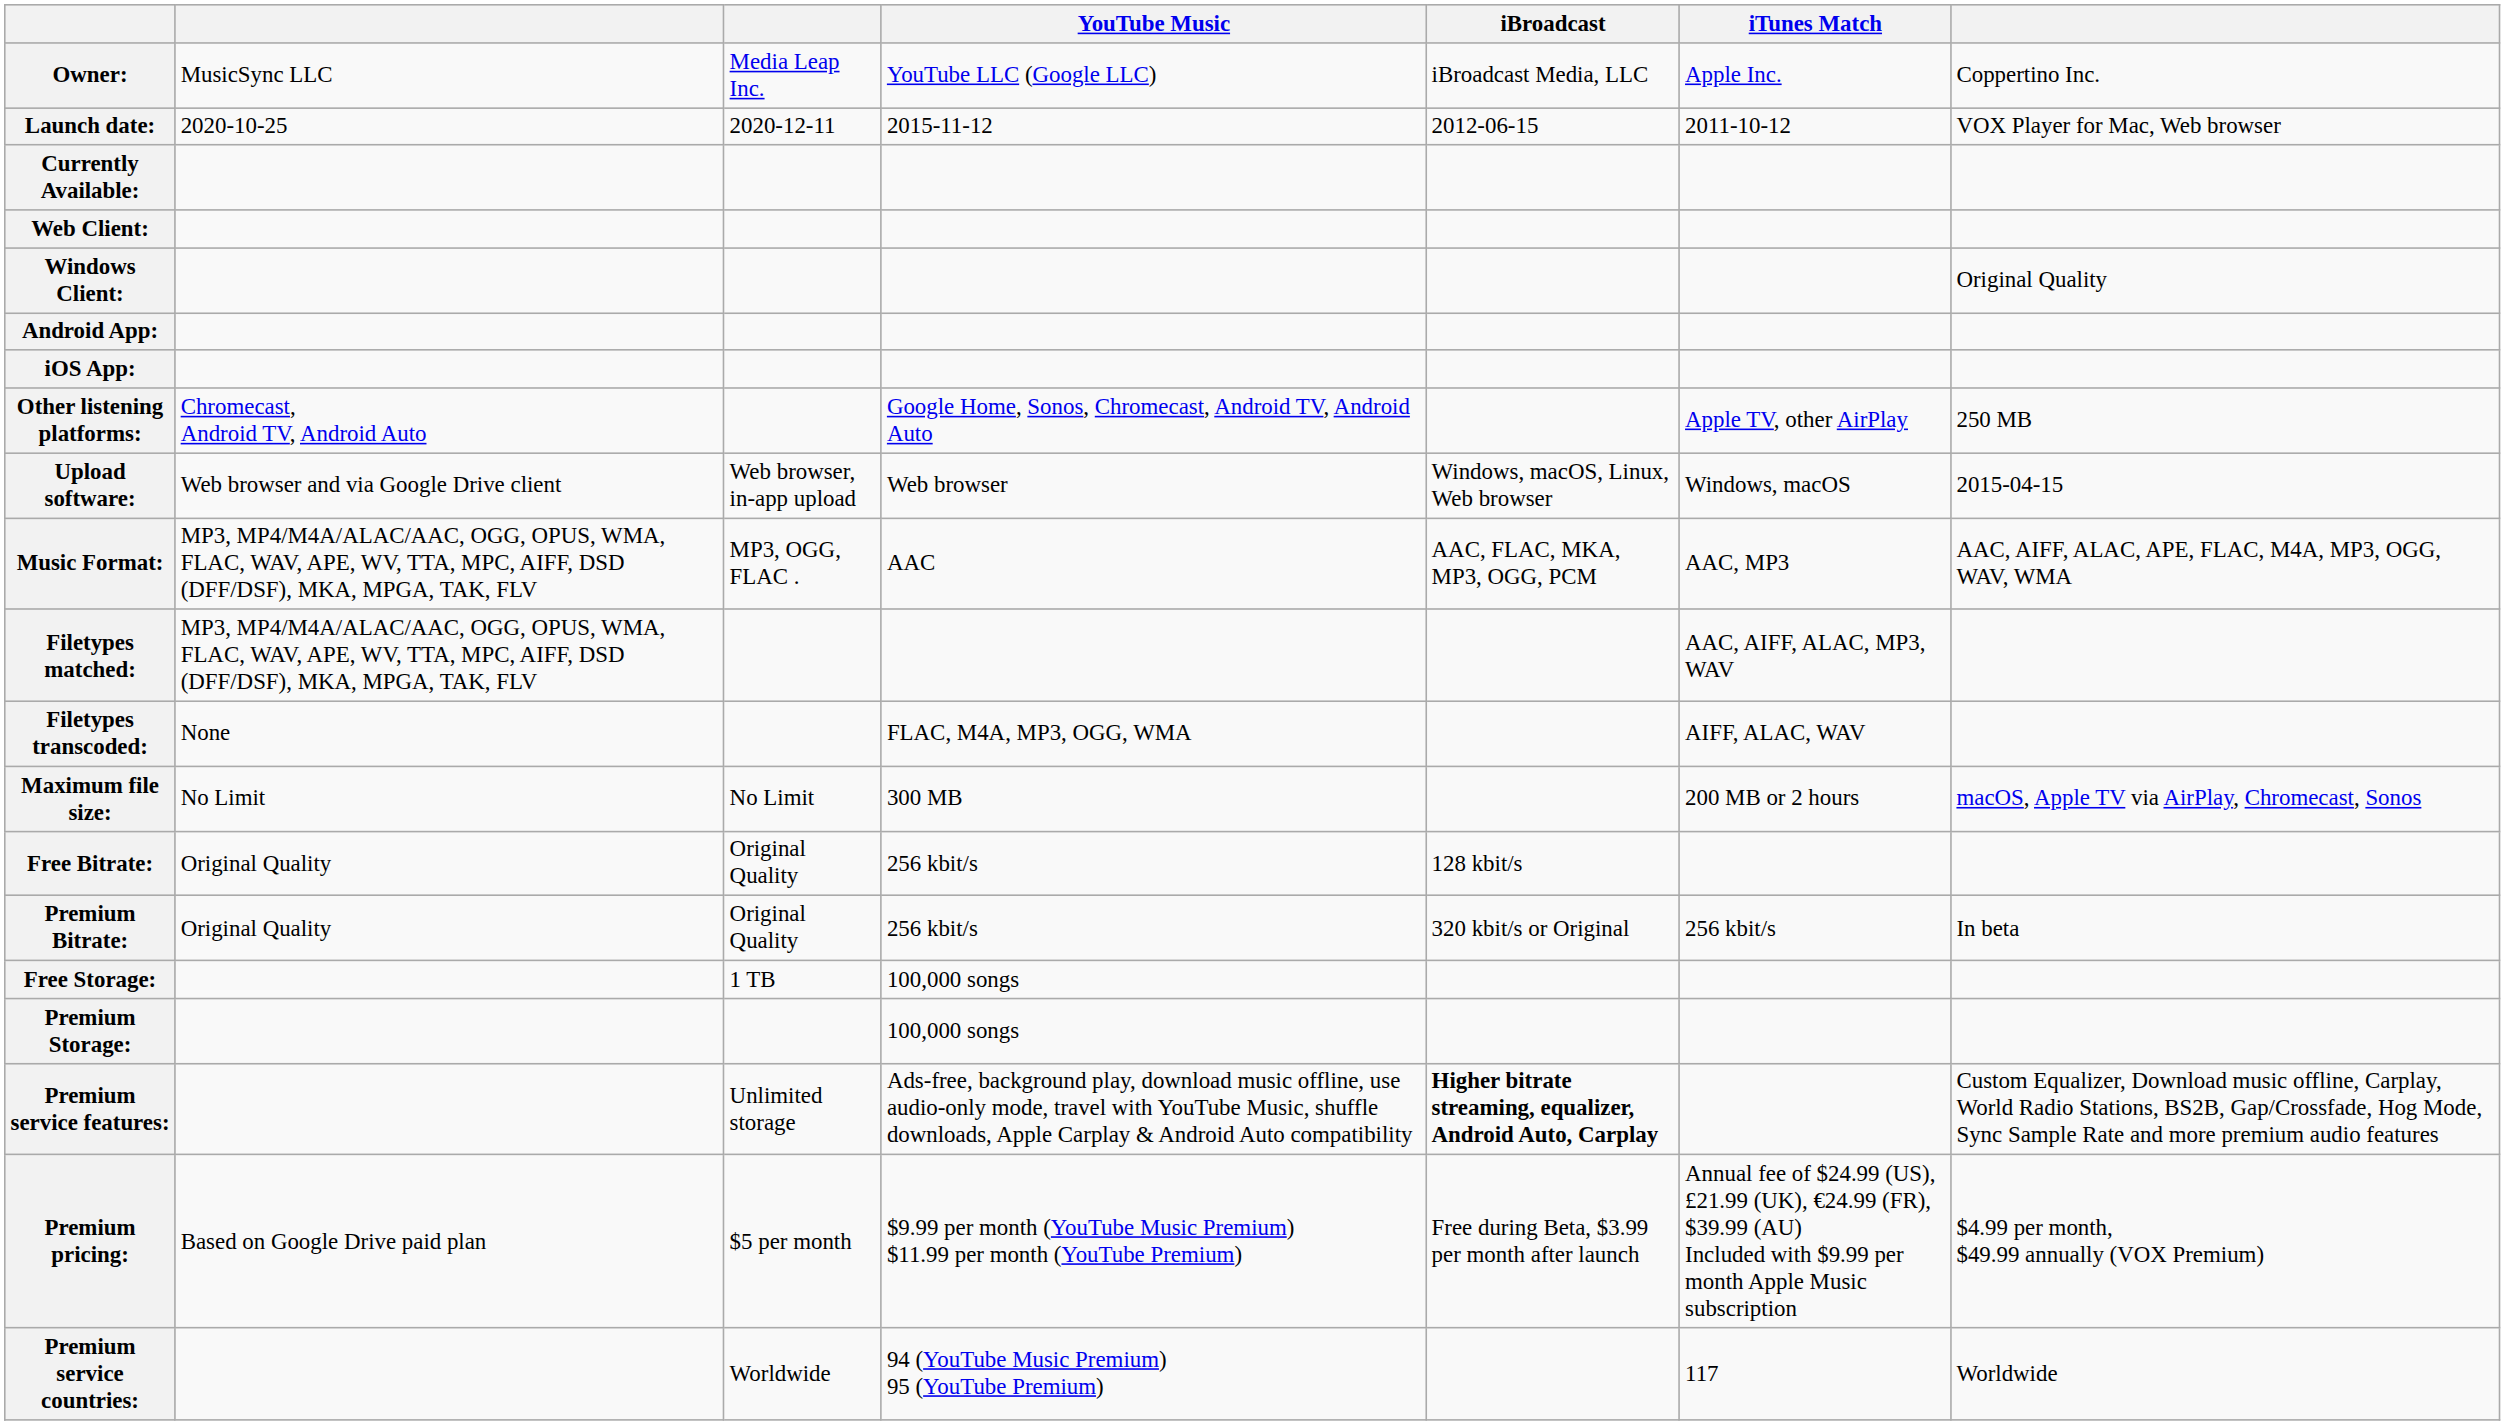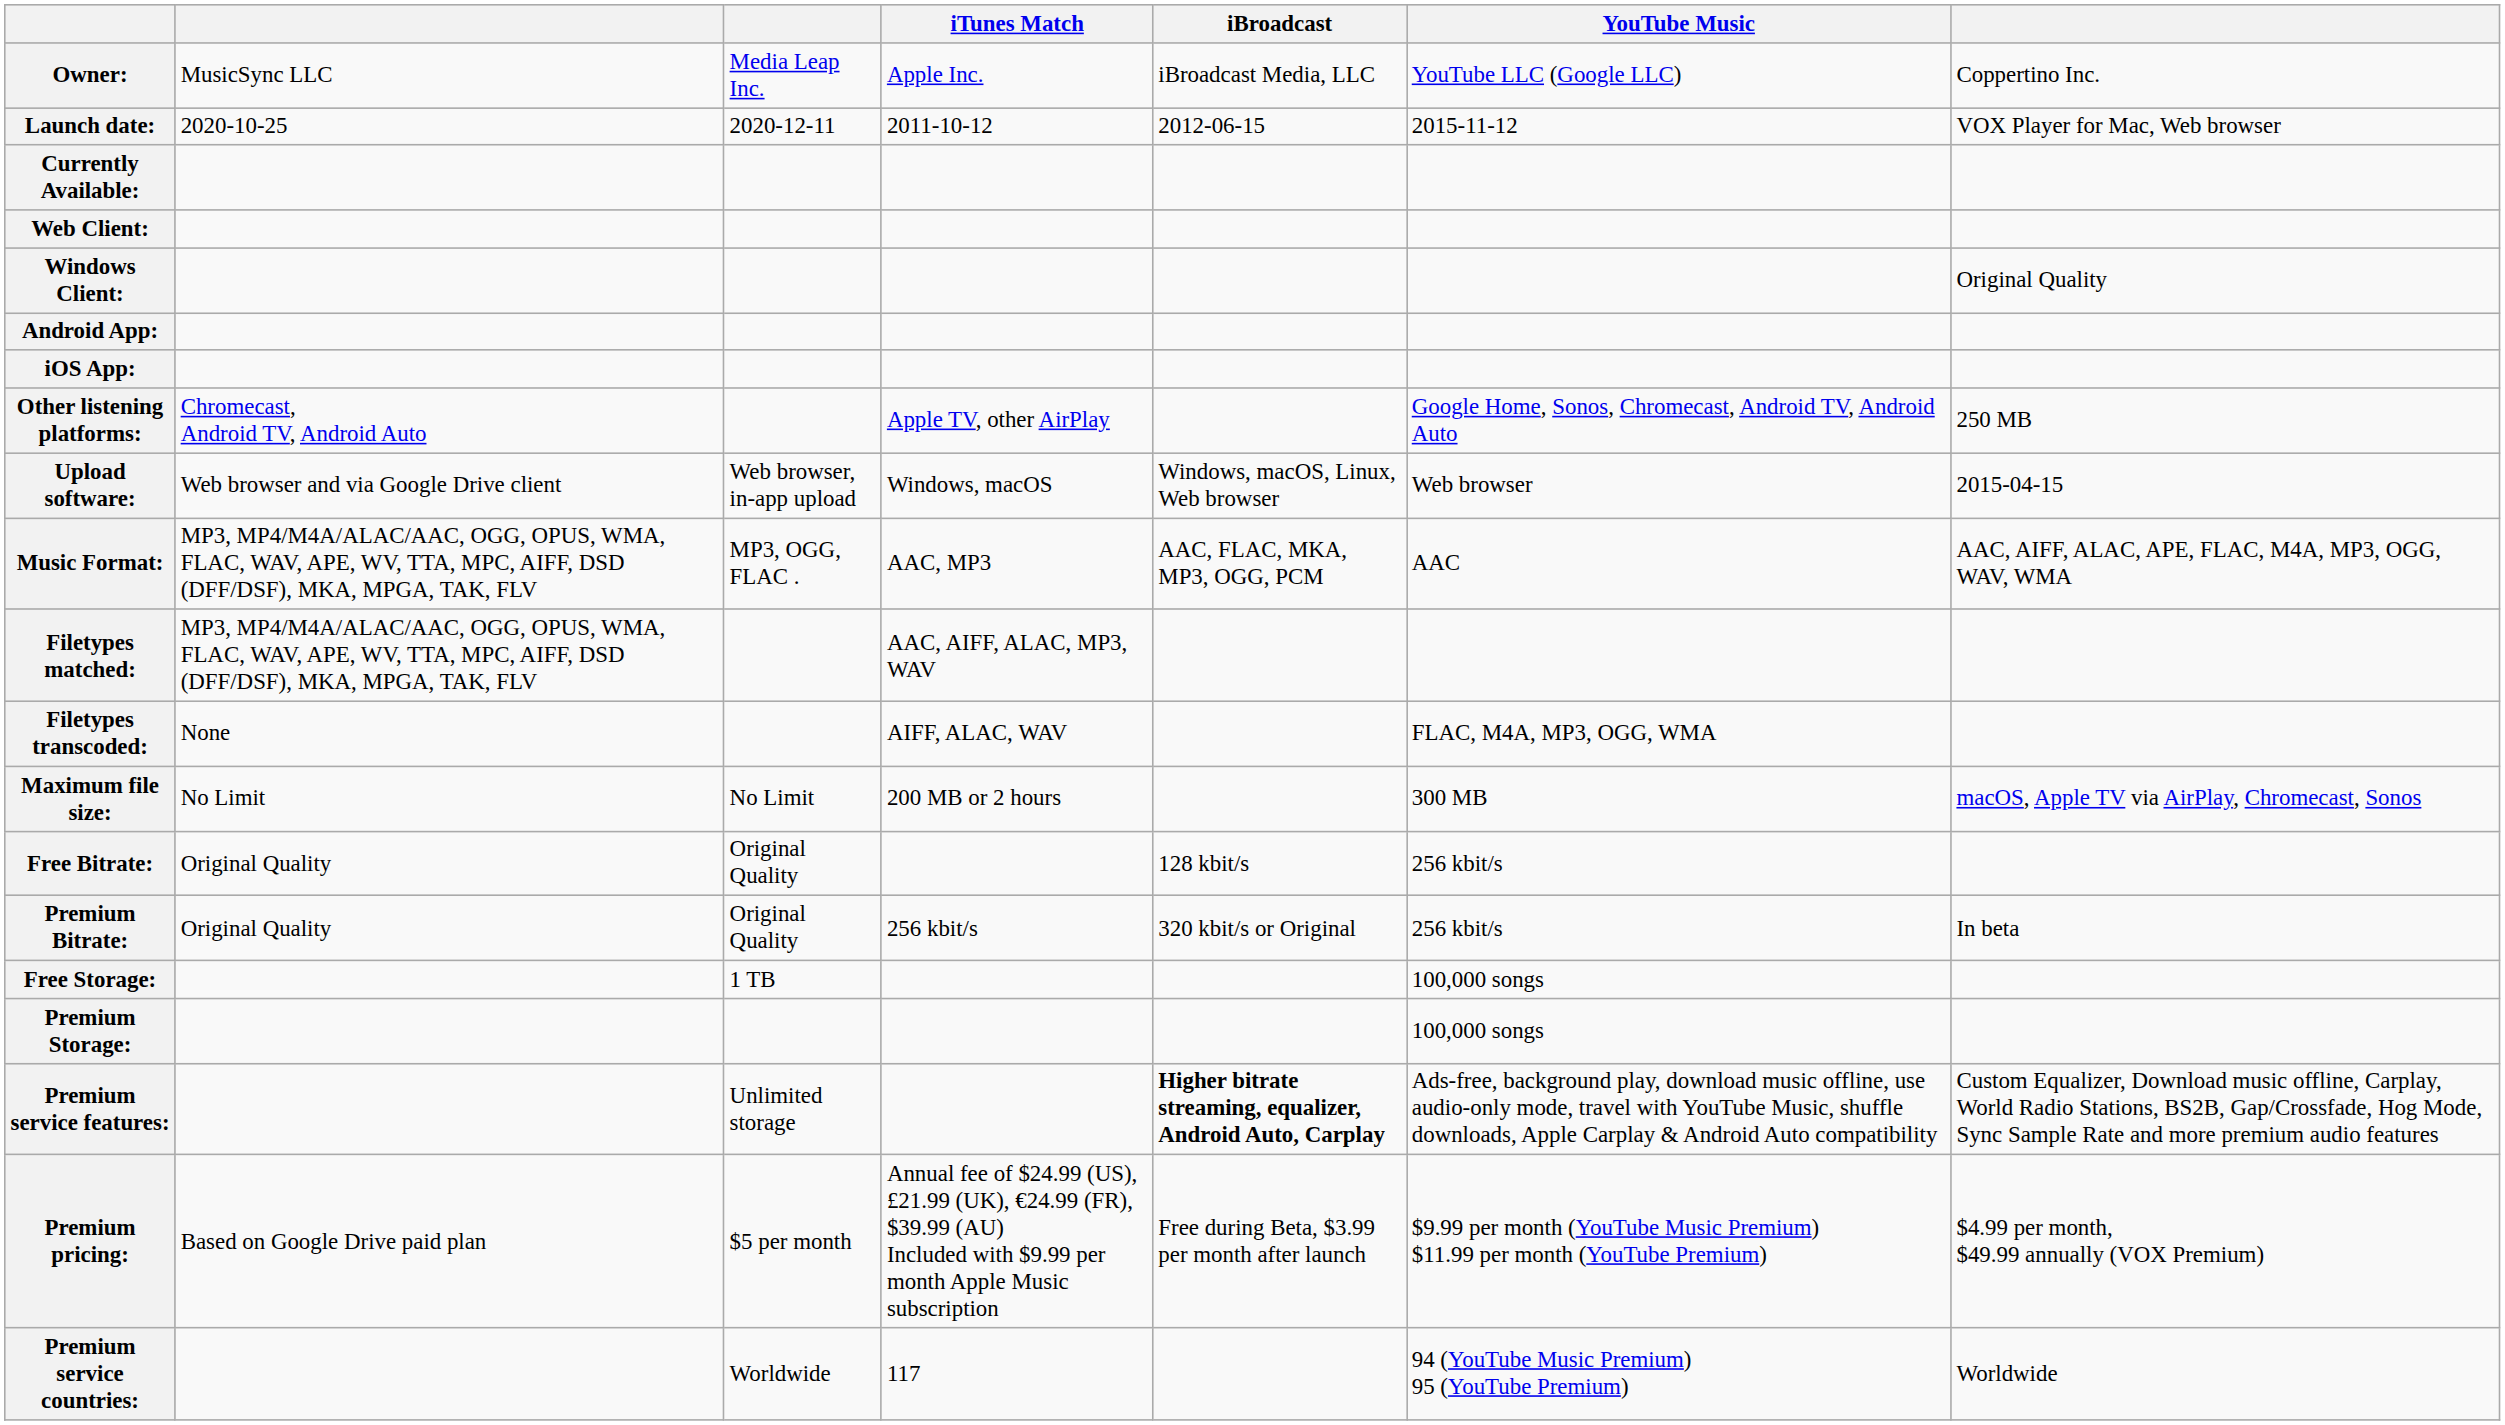columns swapped: (1154, 23) <-> (1815, 23)
